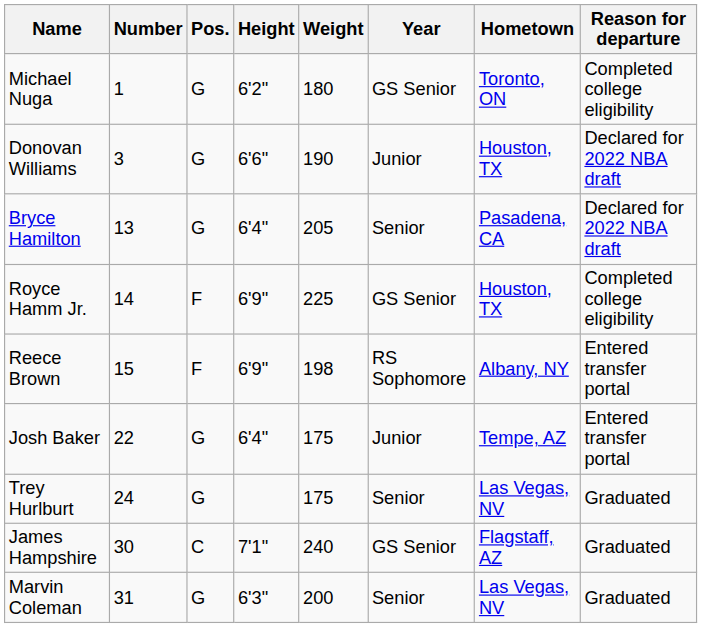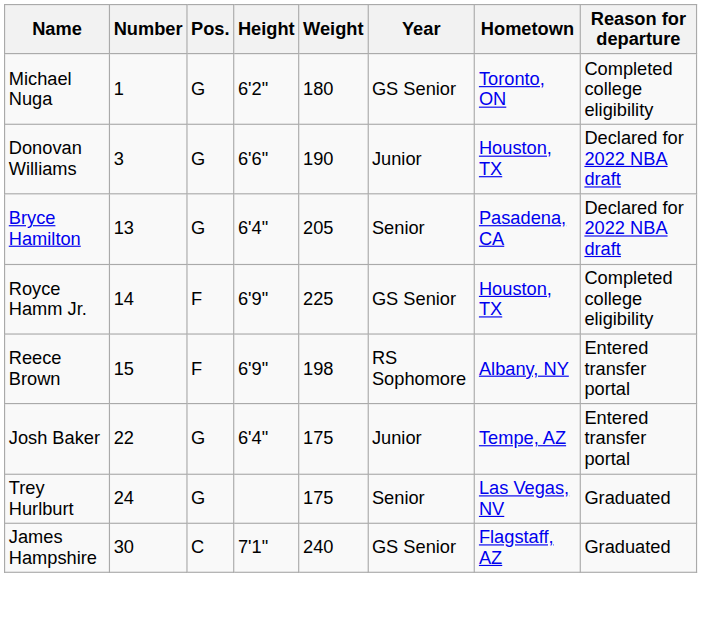- row: (45, 597)
